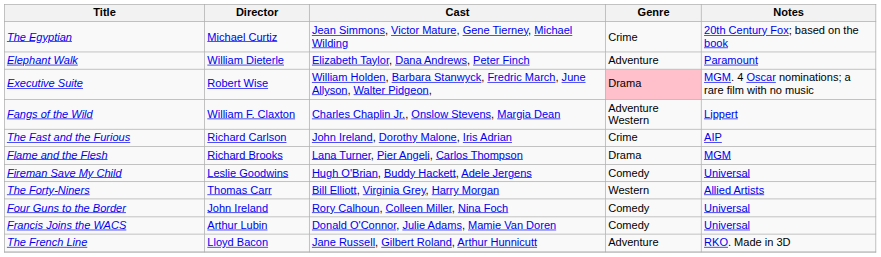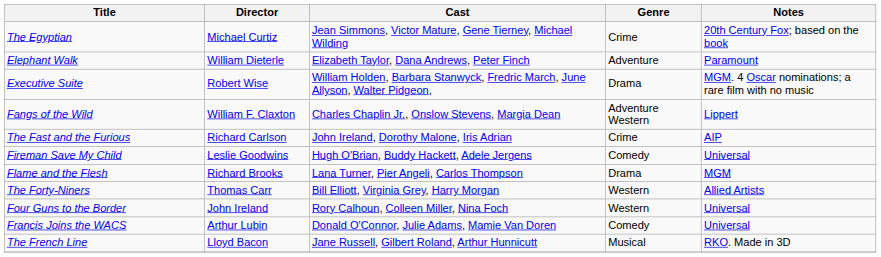(625, 84) pink background -> (625, 84) no background
rows swapped: (64, 173) <-> (57, 155)
(629, 208) Comedy -> (629, 208) Western
(633, 243) Adventure -> (627, 243) Musical
